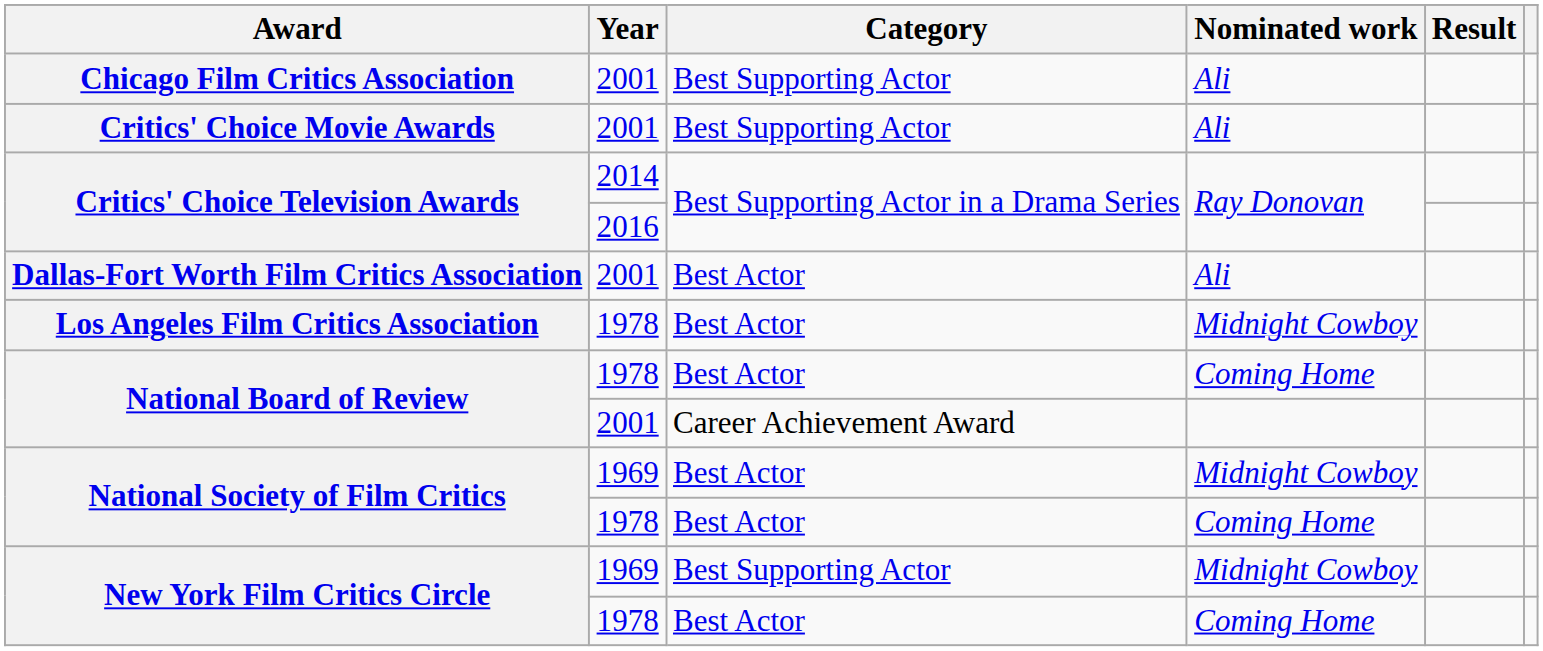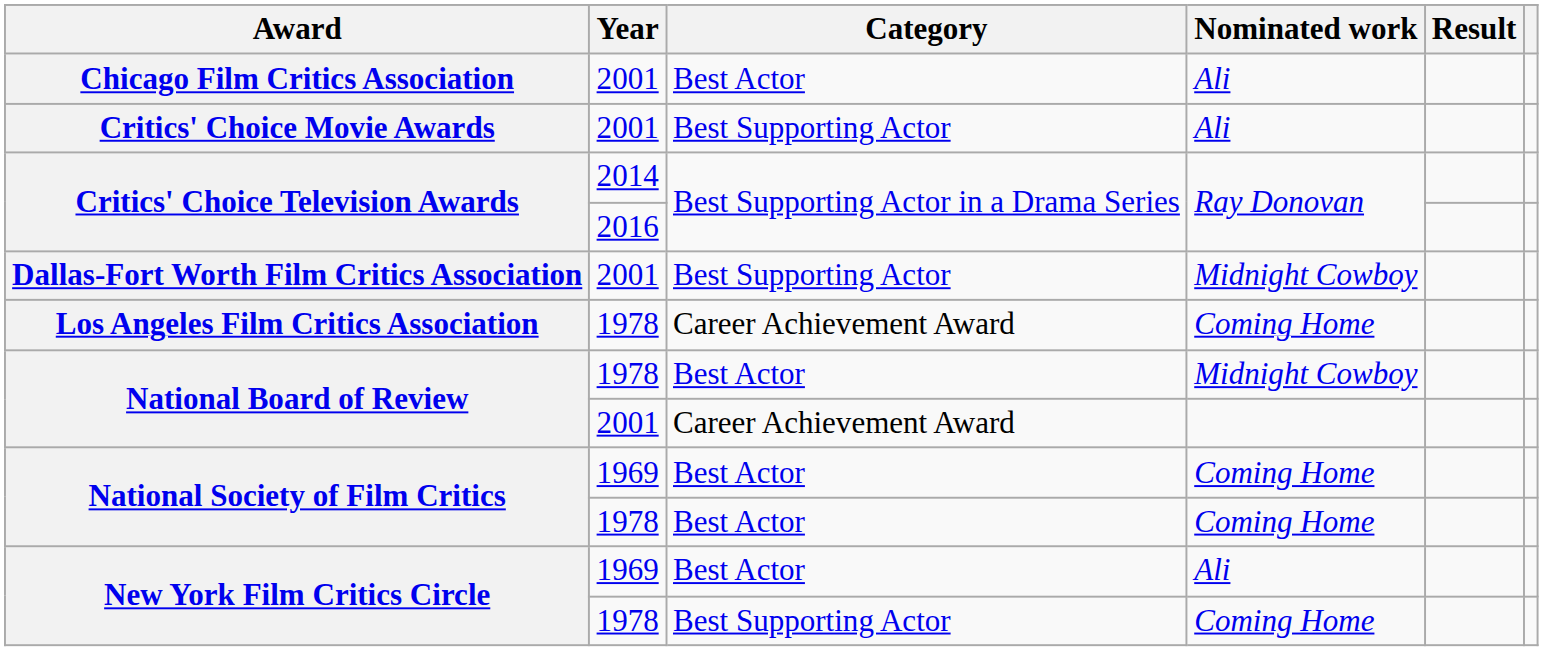(812, 78) Best Supporting Actor -> (739, 78) Best Actor
(739, 275) Best Actor -> (812, 275) Best Supporting Actor
(1212, 275) Ali -> (1306, 275) Midnight Cowboy
(739, 324) Best Actor -> (844, 324) Career Achievement Award
(1306, 324) Midnight Cowboy -> (1284, 324) Coming Home
(1284, 373) Coming Home -> (1306, 373) Midnight Cowboy
(1306, 472) Midnight Cowboy -> (1284, 472) Coming Home
(812, 570) Best Supporting Actor -> (739, 570) Best Actor
(1306, 570) Midnight Cowboy -> (1212, 570) Ali
(739, 619) Best Actor -> (812, 619) Best Supporting Actor
